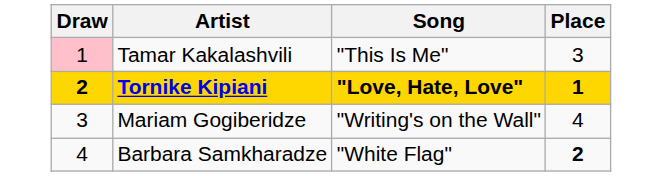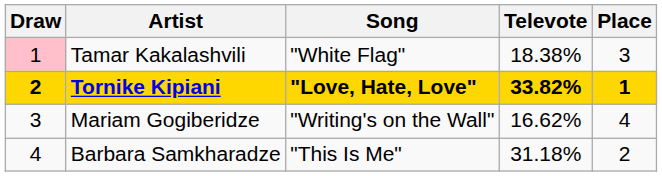+ column: (546, 21)
(393, 54) "This Is Me" -> (348, 54) "White Flag"
(394, 154) "White Flag" -> (346, 154) "This Is Me"
(578, 154) bold -> (625, 154) normal
